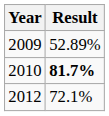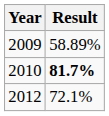(75, 44) 52.89% -> (75, 44) 58.89%
